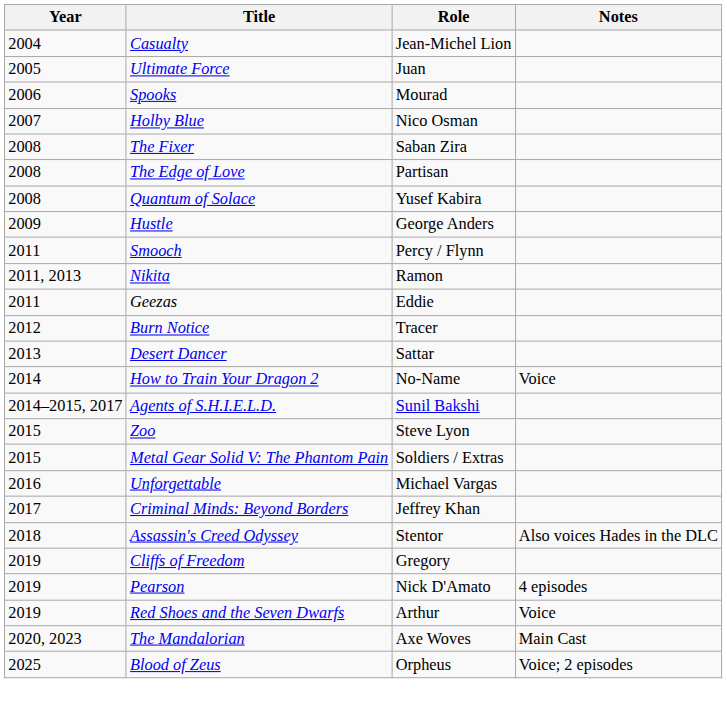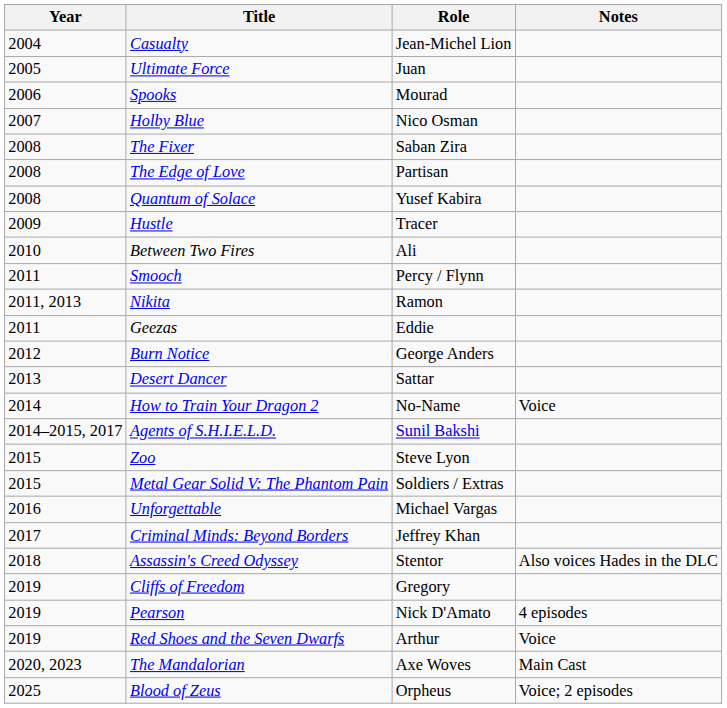(445, 224) George Anders -> (417, 224) Tracer
+ row: (192, 250)
(417, 328) Tracer -> (445, 353) George Anders
